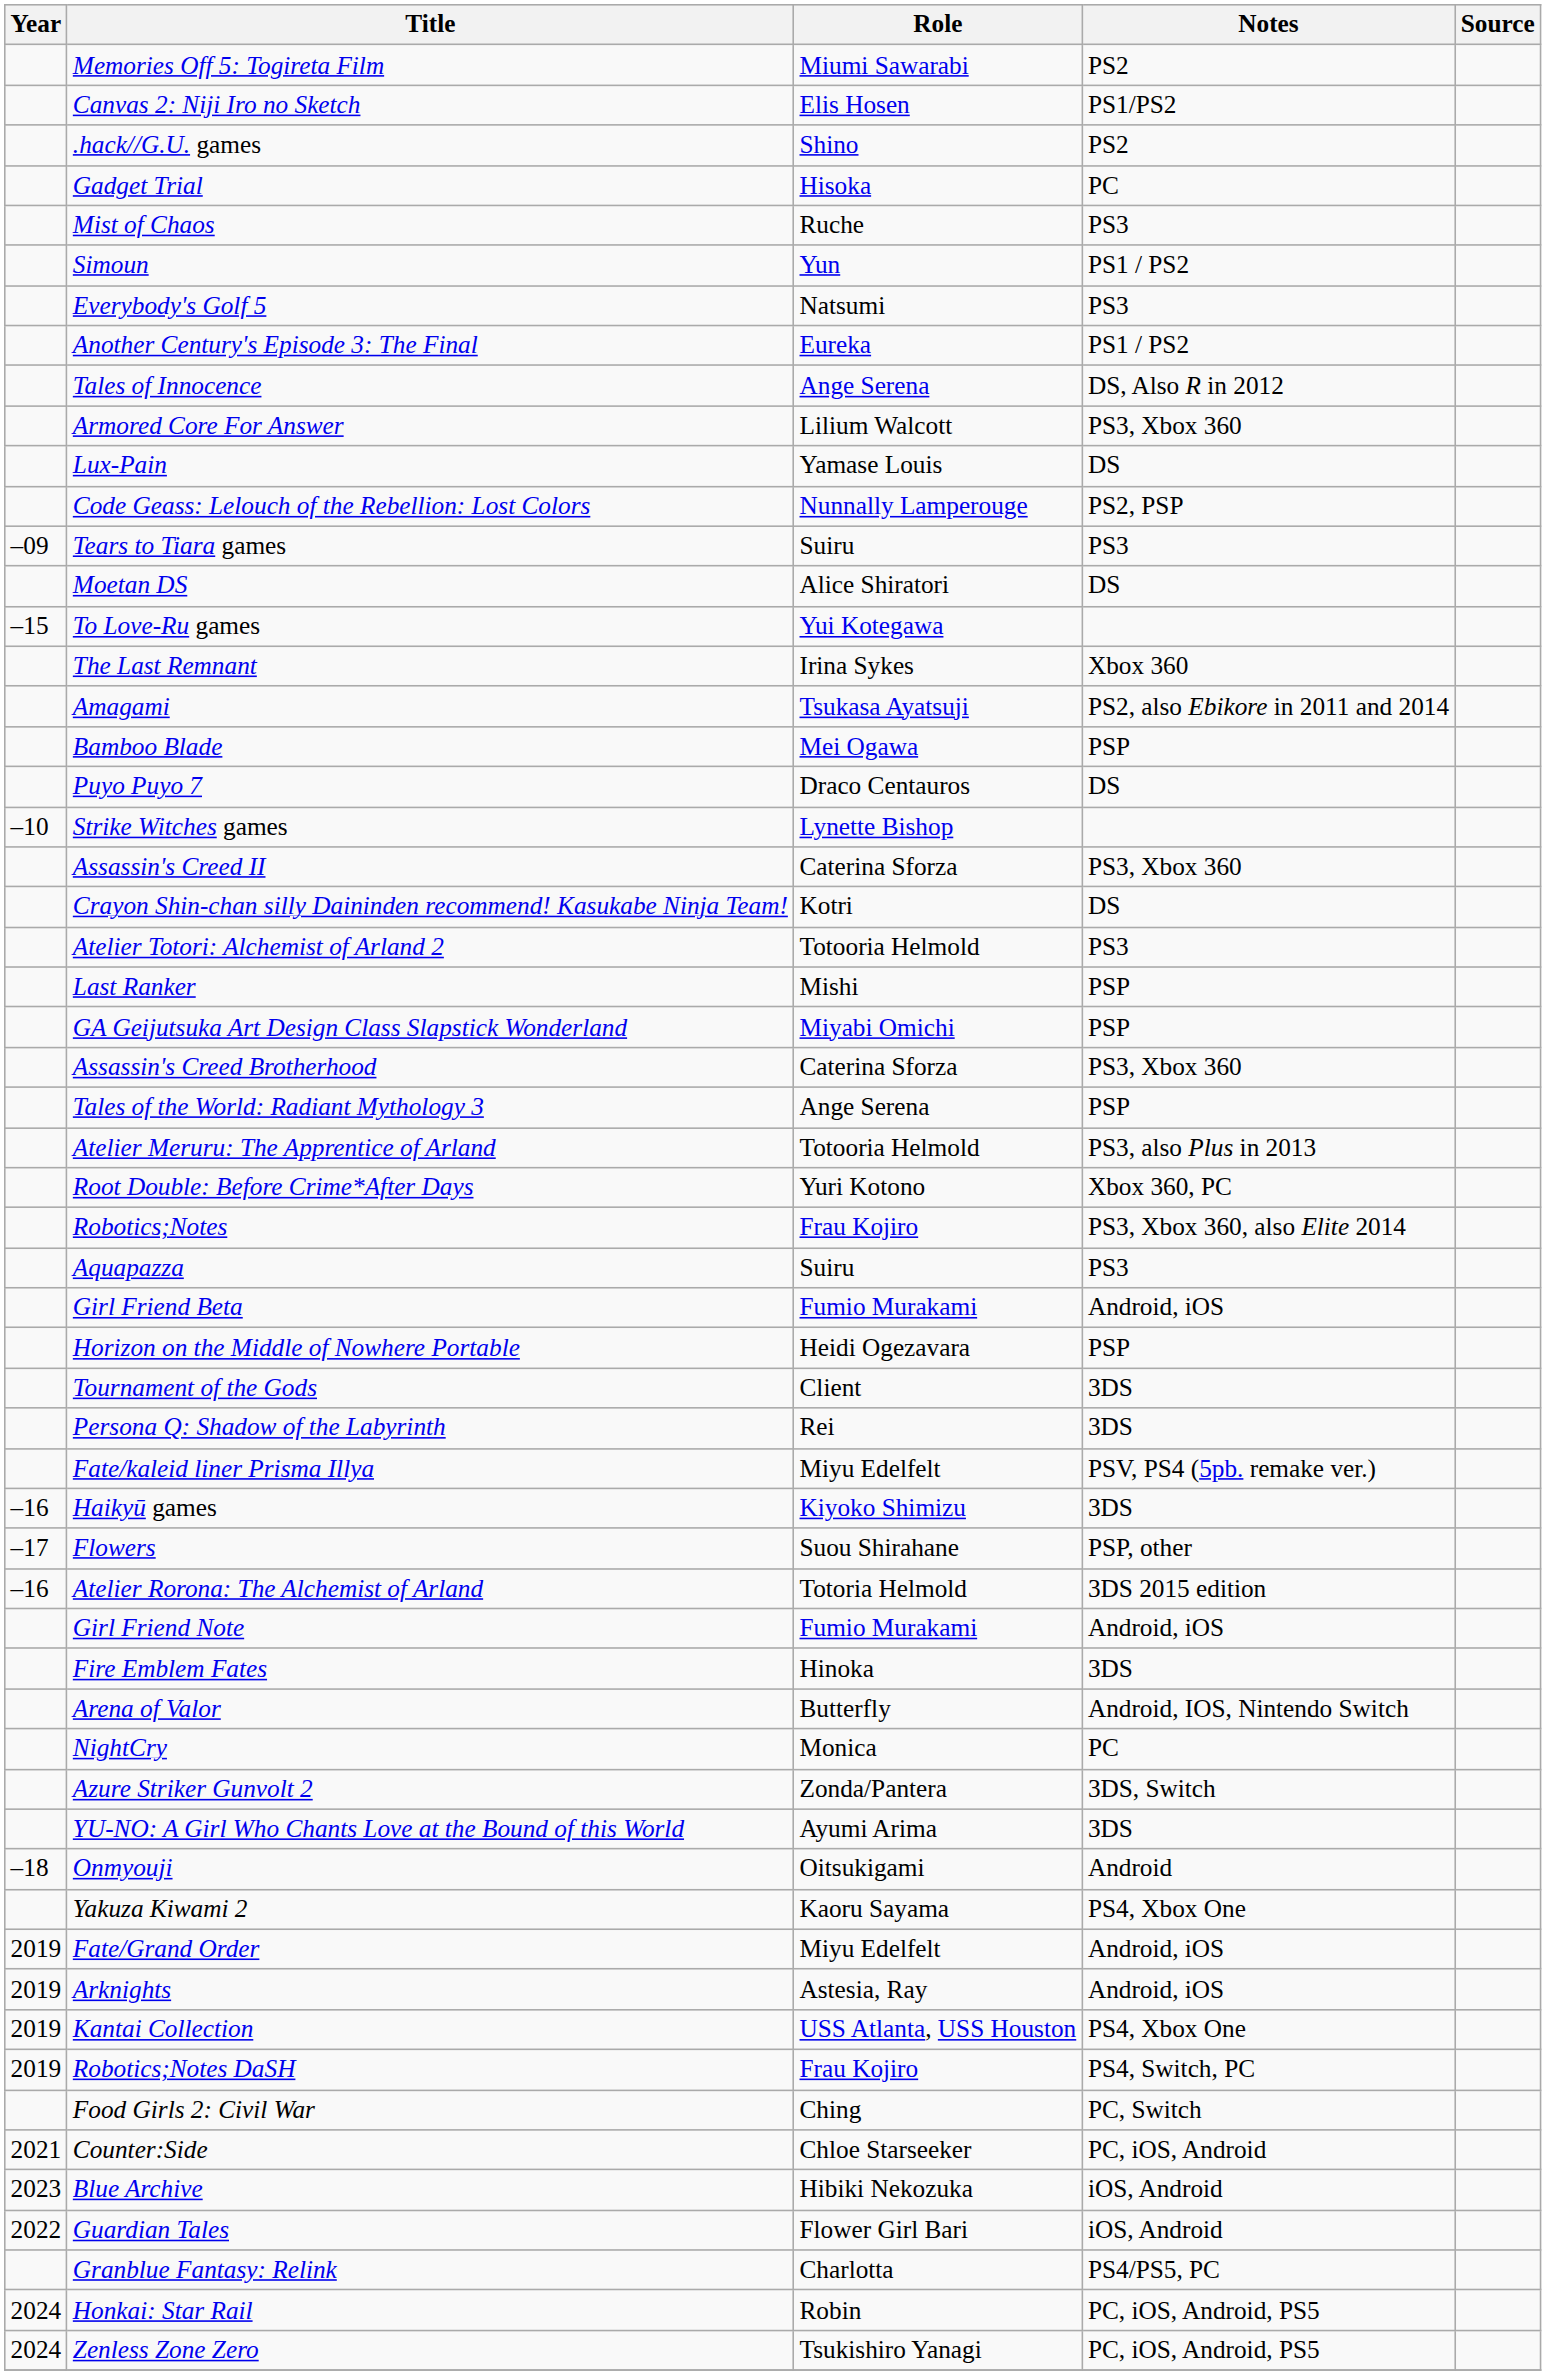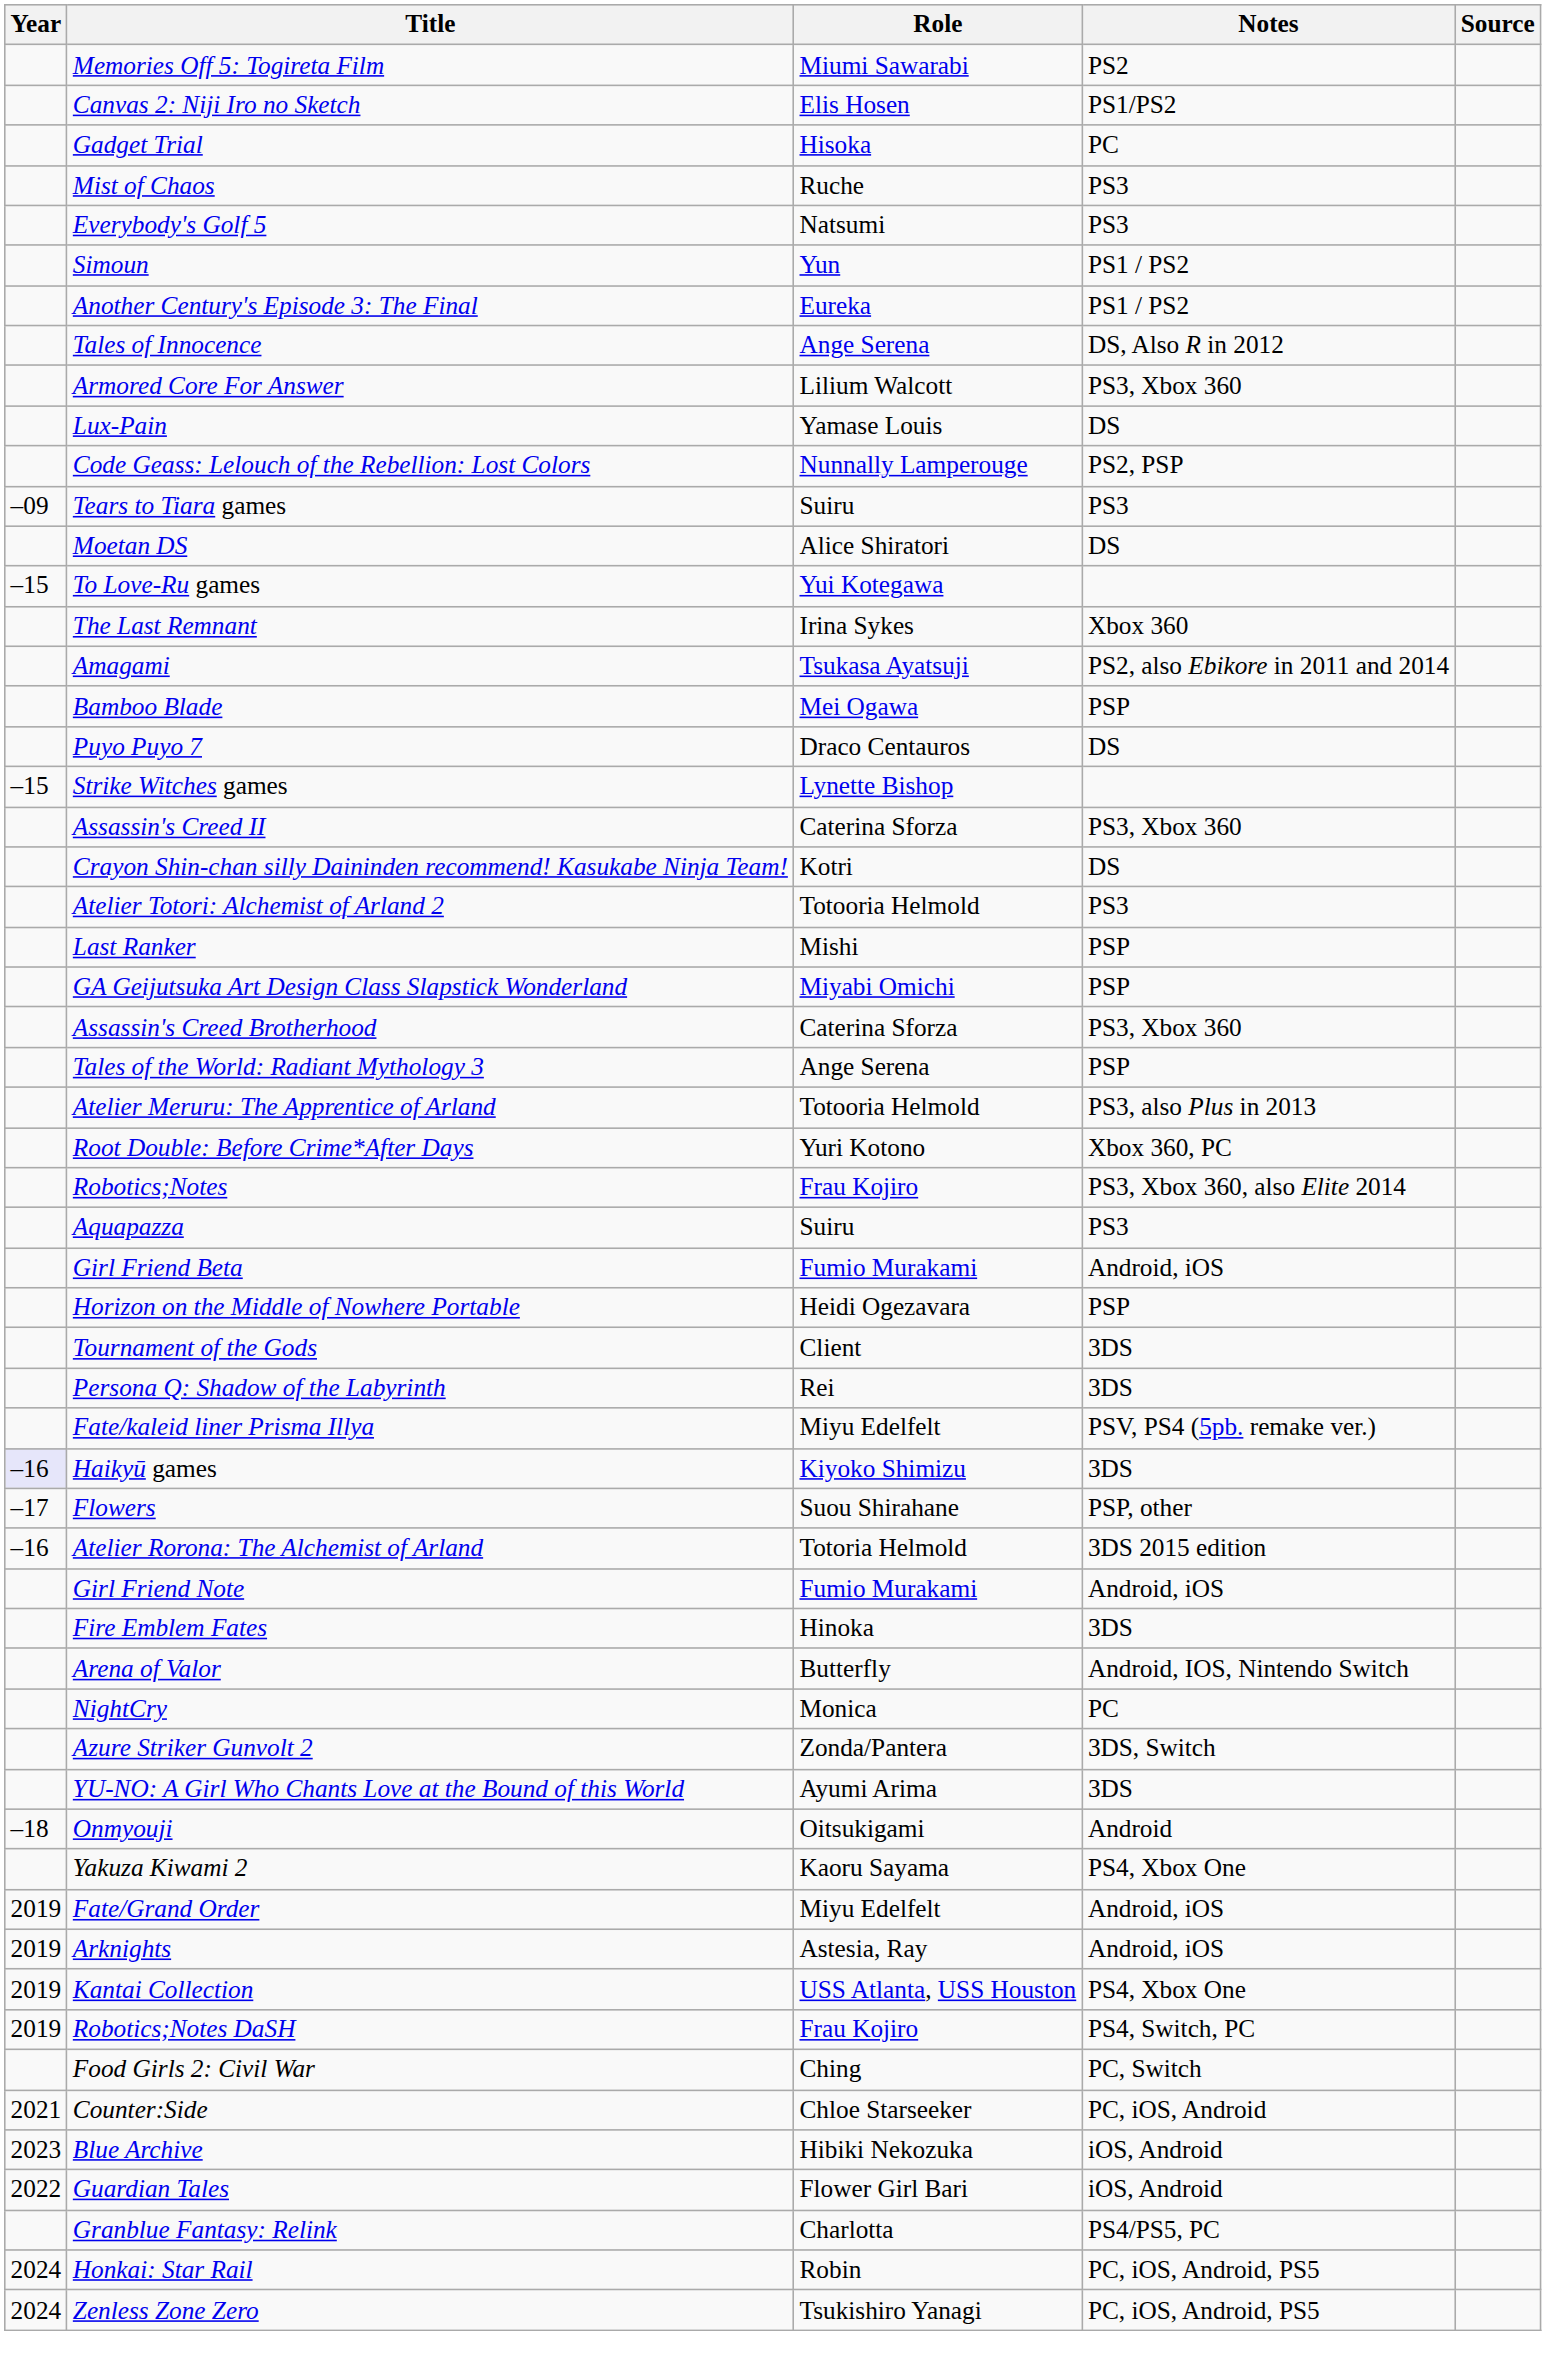- row: (167, 144)
rows swapped: (111, 265) <-> (170, 305)
(30, 826) –10 -> (30, 786) –15
(30, 1507) no background -> (30, 1467) lavender background
